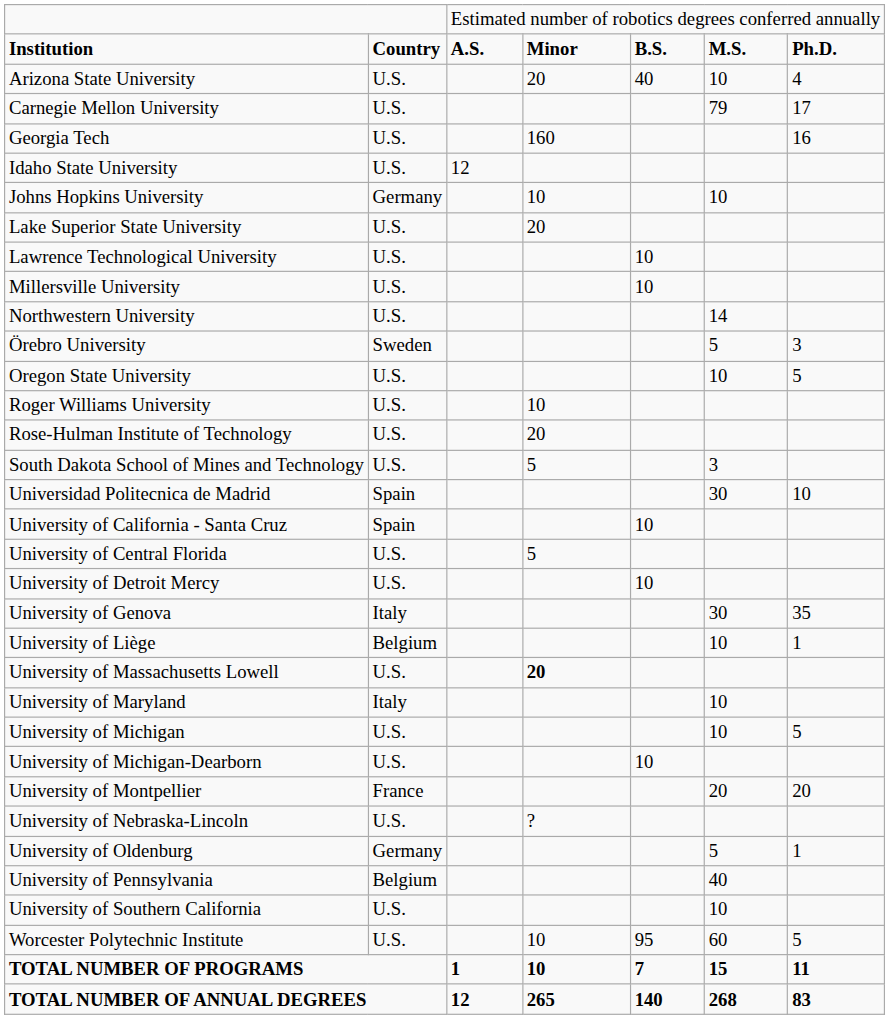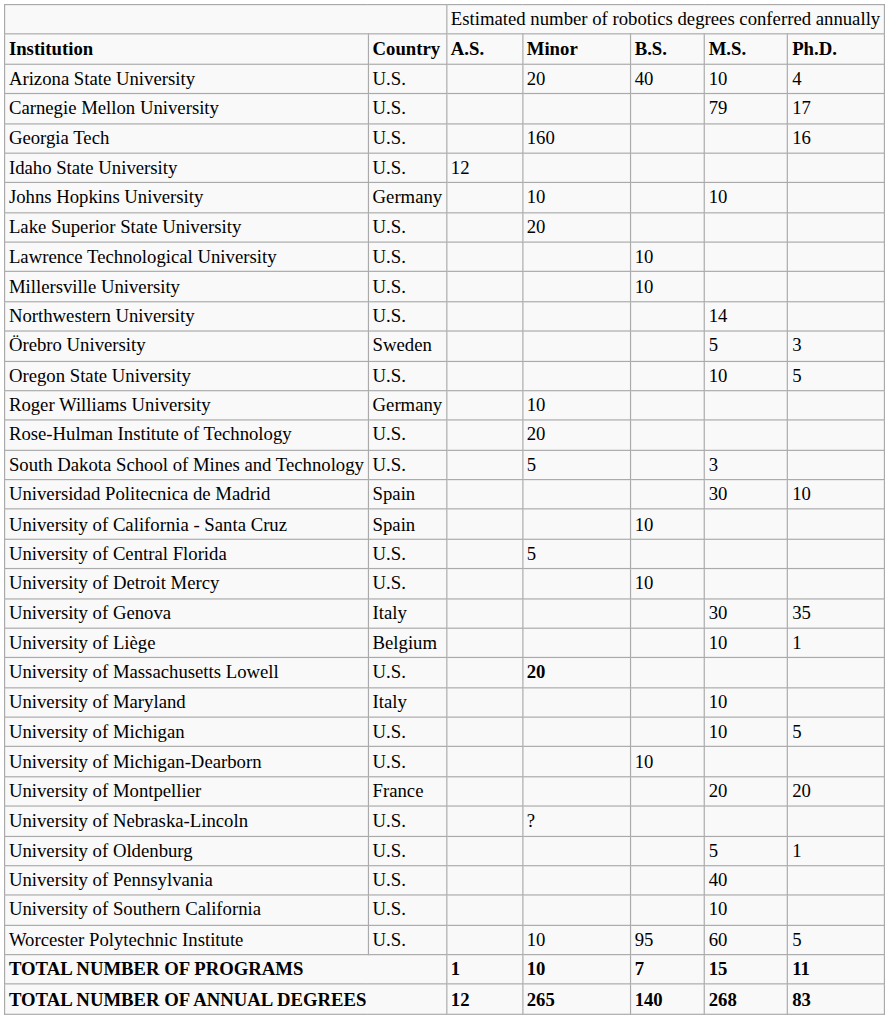(389, 405) U.S. -> (407, 405) Germany
(407, 850) Germany -> (389, 850) U.S.
(405, 880) Belgium -> (389, 880) U.S.
